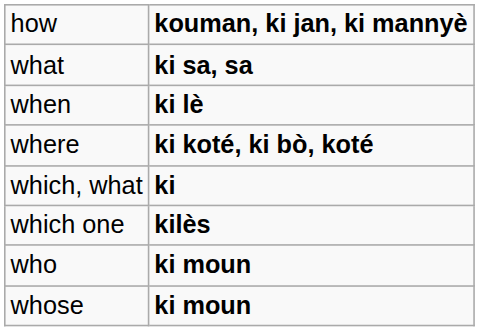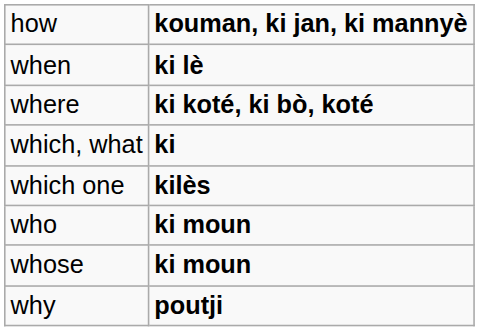- row: (37, 64)
+ row: (33, 305)
